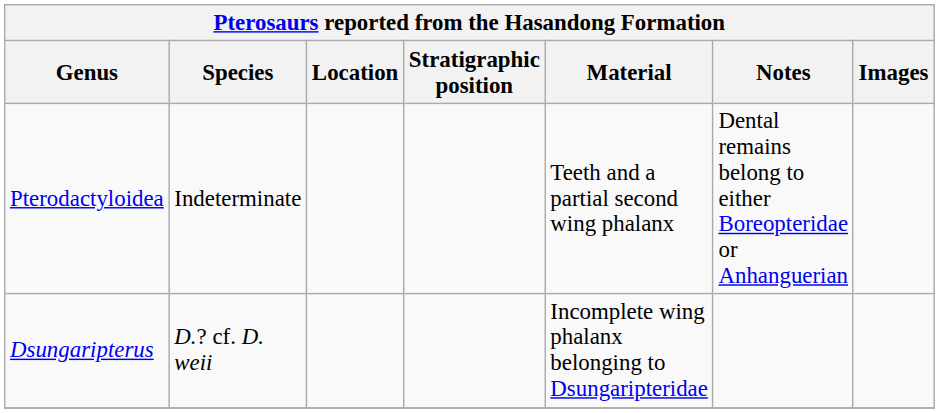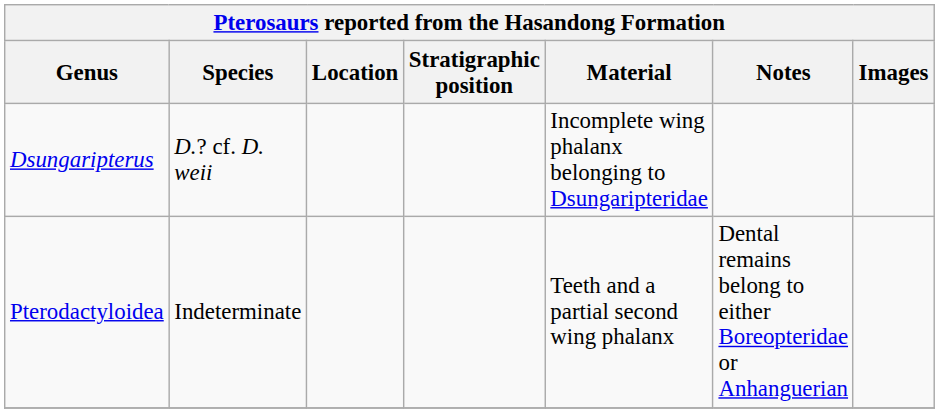rows swapped: (87, 198) <-> (82, 350)
